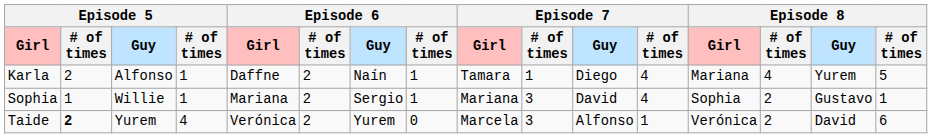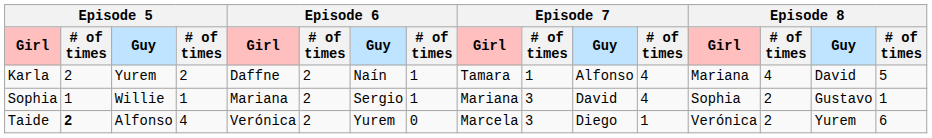(144, 77) Alfonso -> (135, 77) Yurem
(183, 77) 1 -> (183, 77) 2
(597, 77) Diego -> (605, 77) Alfonso
(835, 77) Yurem -> (835, 77) David
(135, 121) Yurem -> (144, 121) Alfonso
(605, 121) Alfonso -> (597, 121) Diego
(835, 121) David -> (835, 121) Yurem
